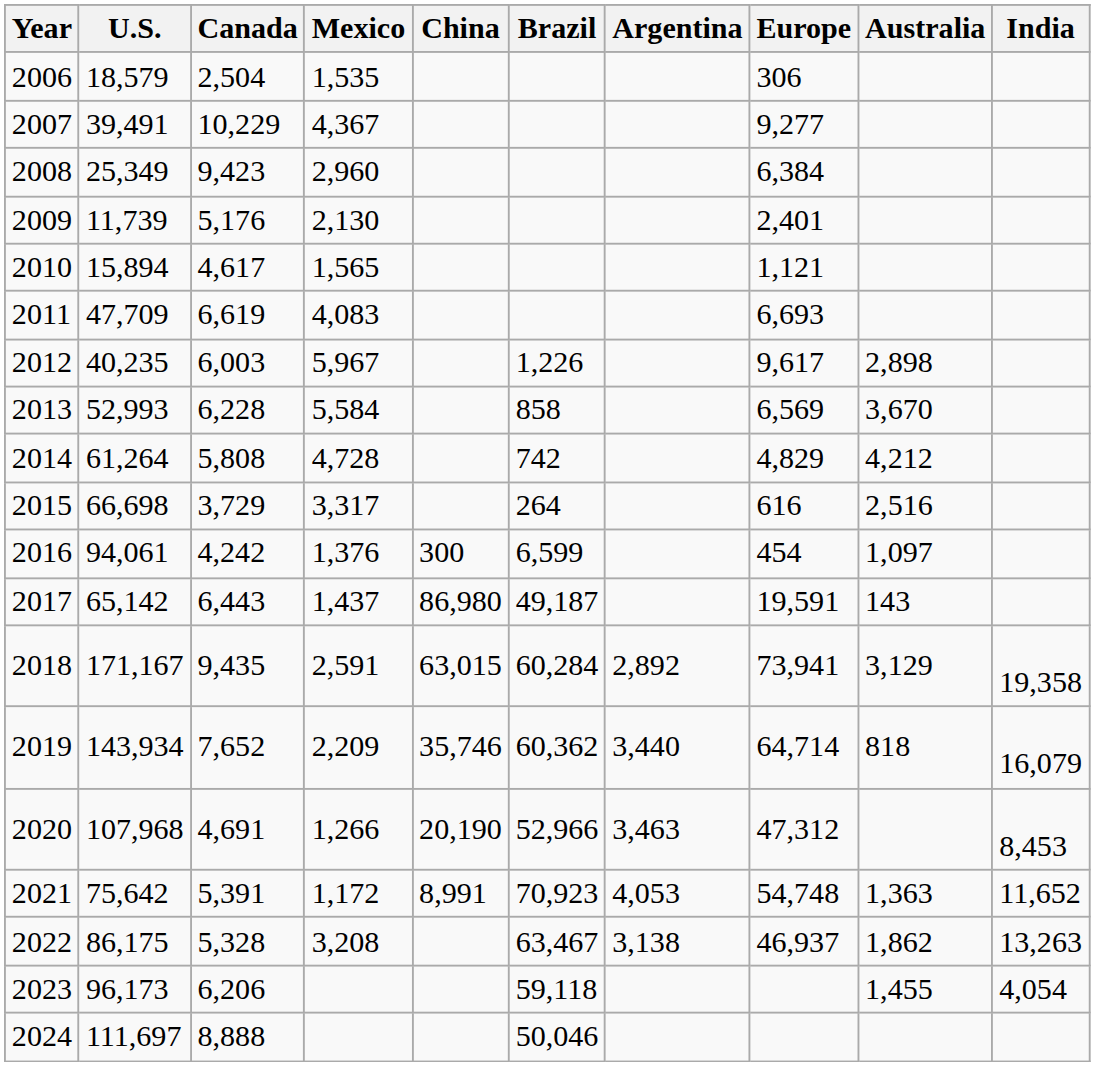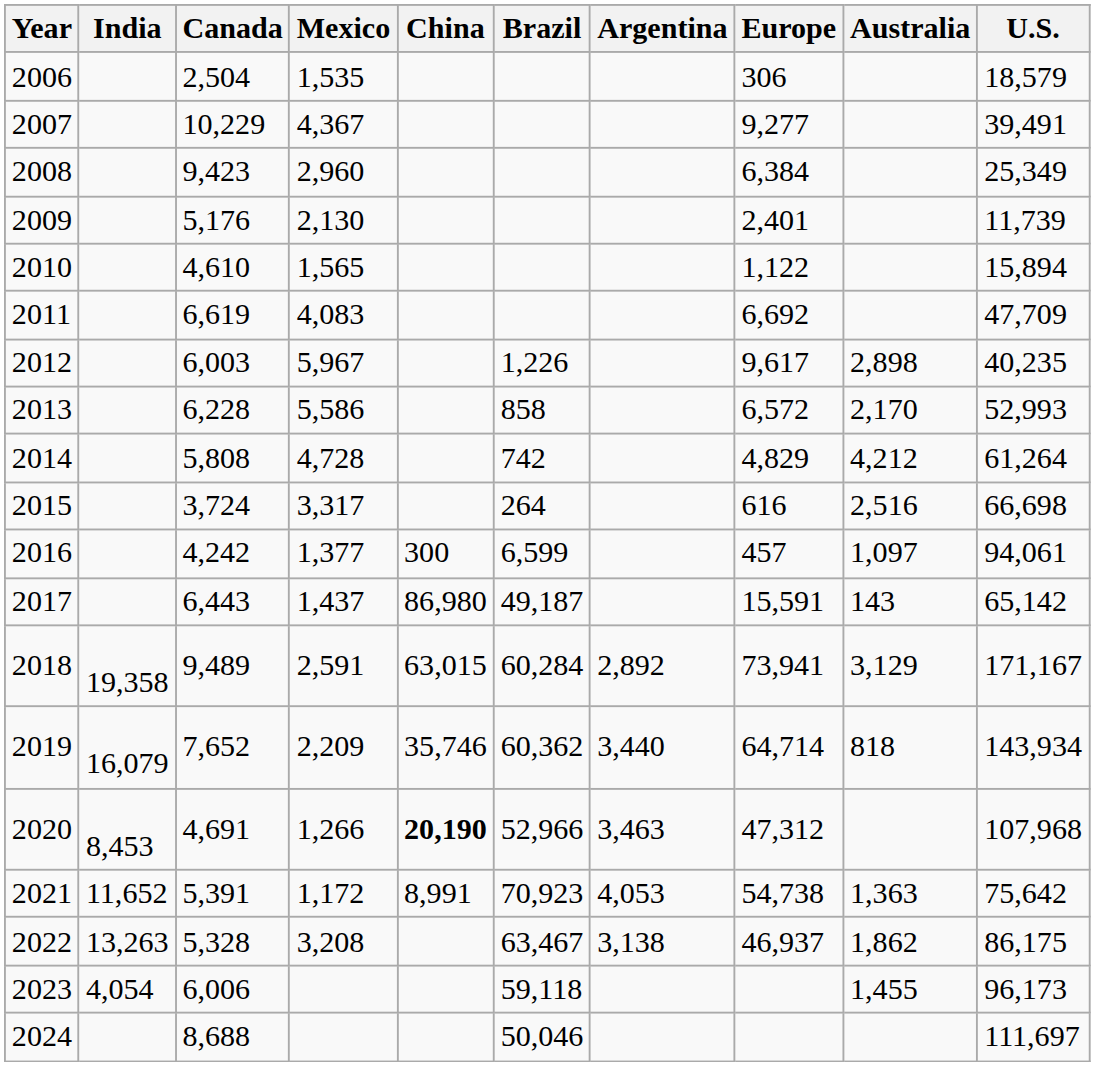columns swapped: (135, 28) <-> (1041, 28)
(231, 266) 4,617 -> (216, 266) 4,610
(790, 266) 1,121 -> (775, 266) 1,122
(790, 314) 6,693 -> (775, 314) 6,692
(346, 409) 5,584 -> (331, 409) 5,586
(790, 409) 6,569 -> (775, 409) 6,572
(899, 409) 3,670 -> (884, 409) 2,170
(231, 505) 3,729 -> (216, 505) 3,724
(346, 553) 1,376 -> (331, 553) 1,377
(779, 553) 454 -> (764, 553) 457
(798, 600) 19,591 -> (783, 600) 15,591
(231, 665) 9,435 -> (216, 665) 9,489
(460, 828) normal -> (445, 828) bold
(798, 893) 54,748 -> (783, 893) 54,738
(231, 988) 6,206 -> (216, 988) 6,006
(231, 1036) 8,888 -> (216, 1036) 8,688
